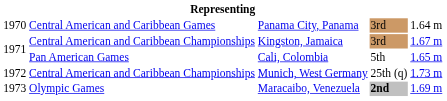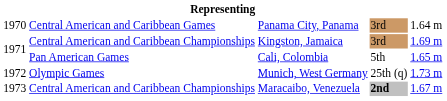(426, 41) 1.67 m -> (426, 41) 1.69 m
(142, 73) Central American and Caribbean Championships -> (67, 73) Olympic Games
(67, 88) Olympic Games -> (142, 88) Central American and Caribbean Championships
(426, 88) 1.69 m -> (426, 88) 1.67 m
